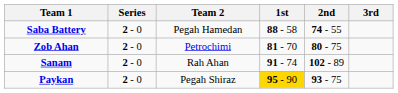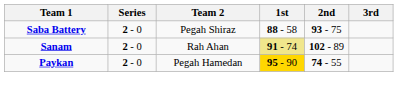(208, 29) Pegah Hamedan -> (208, 29) Pegah Shiraz
(327, 29) 74 - 55 -> (327, 29) 93 - 75
- row: (56, 46)
(282, 63) no background -> (282, 46) khaki background
(208, 79) Pegah Shiraz -> (208, 63) Pegah Hamedan
(327, 79) 93 - 75 -> (327, 63) 74 - 55
